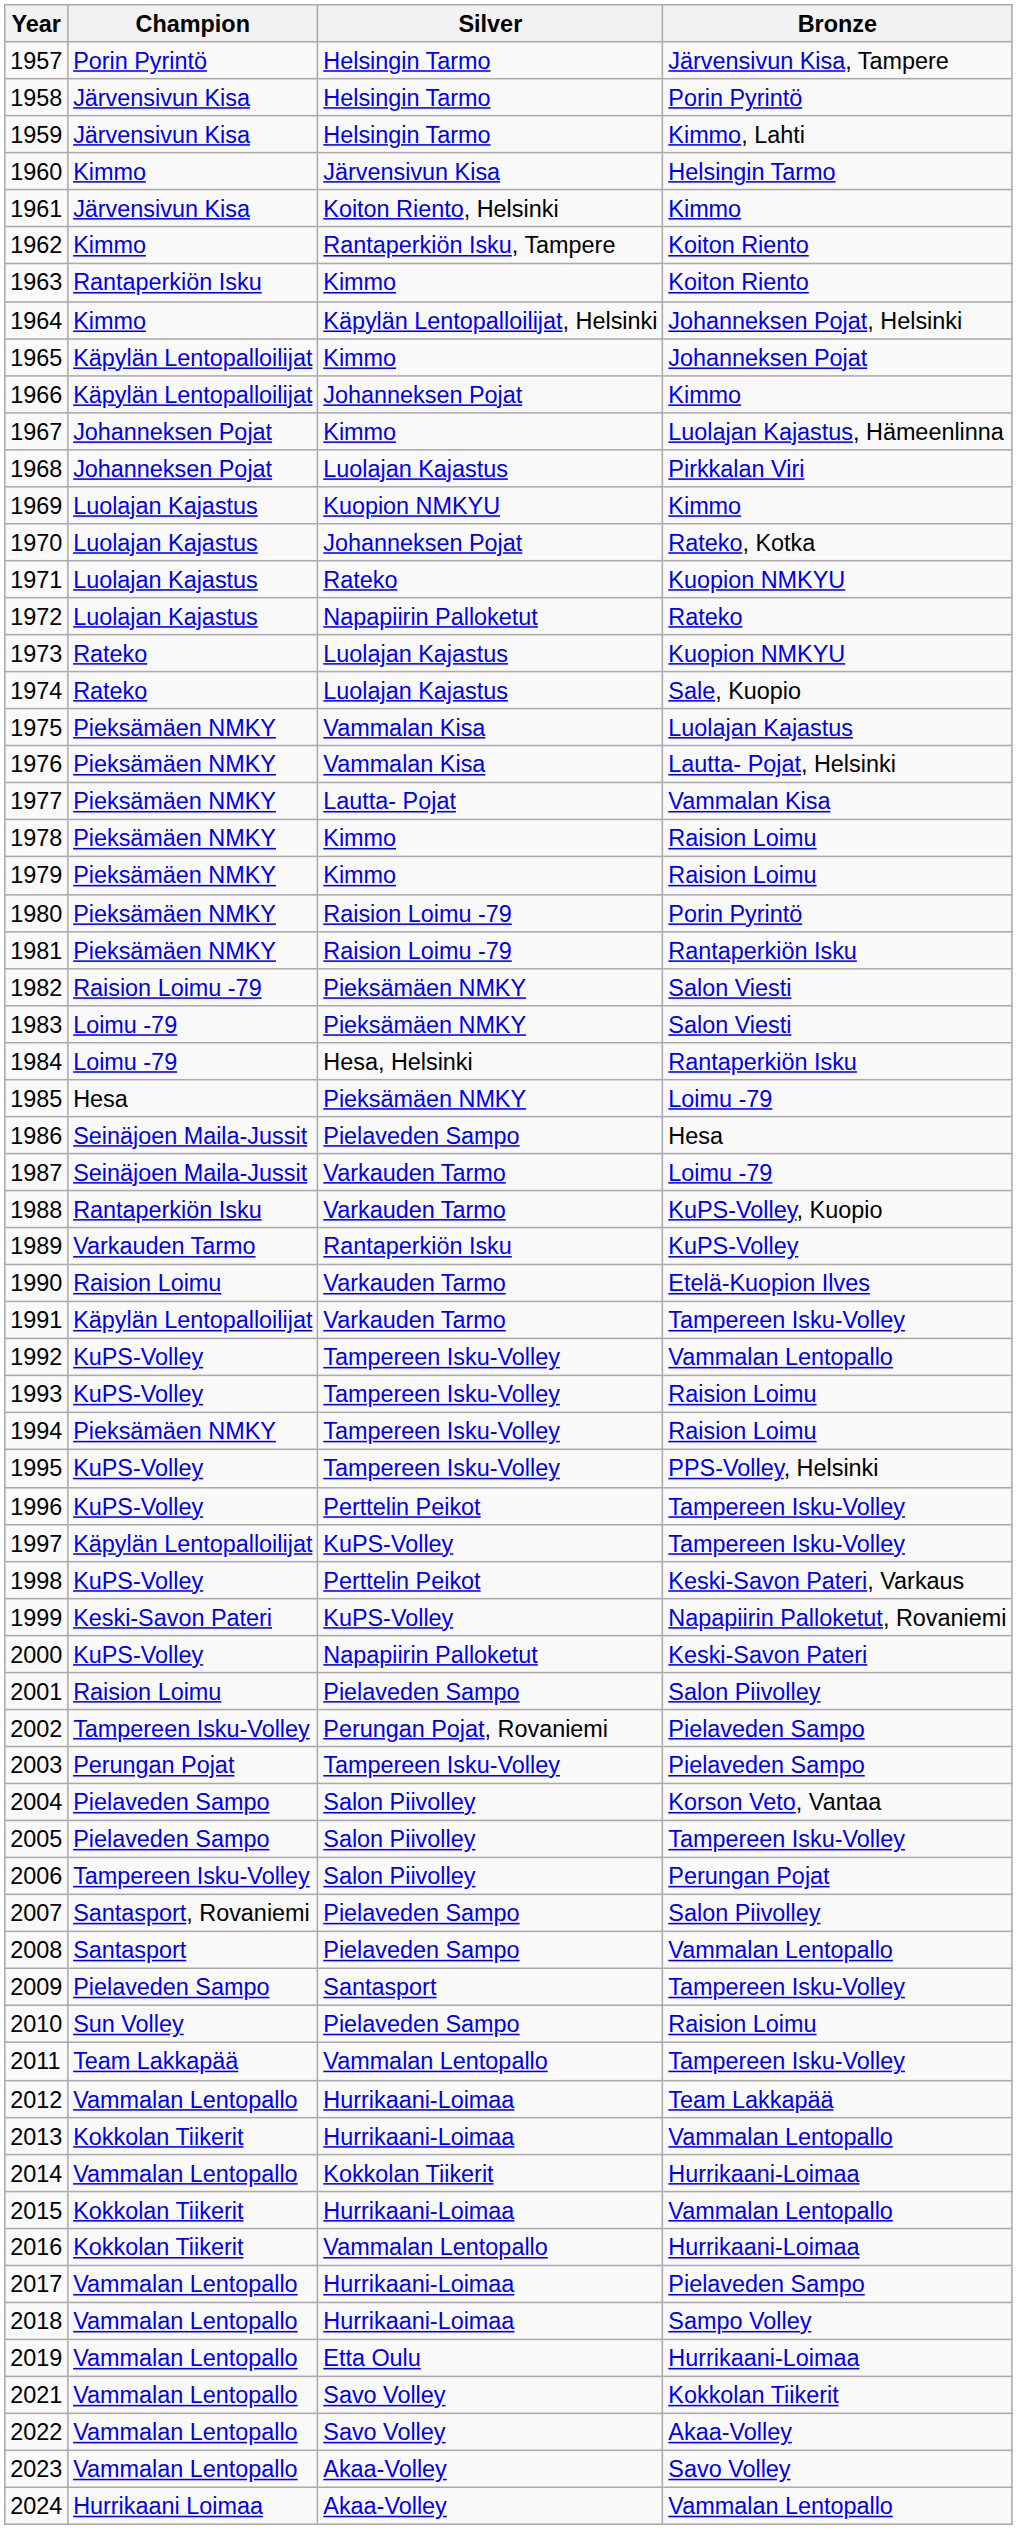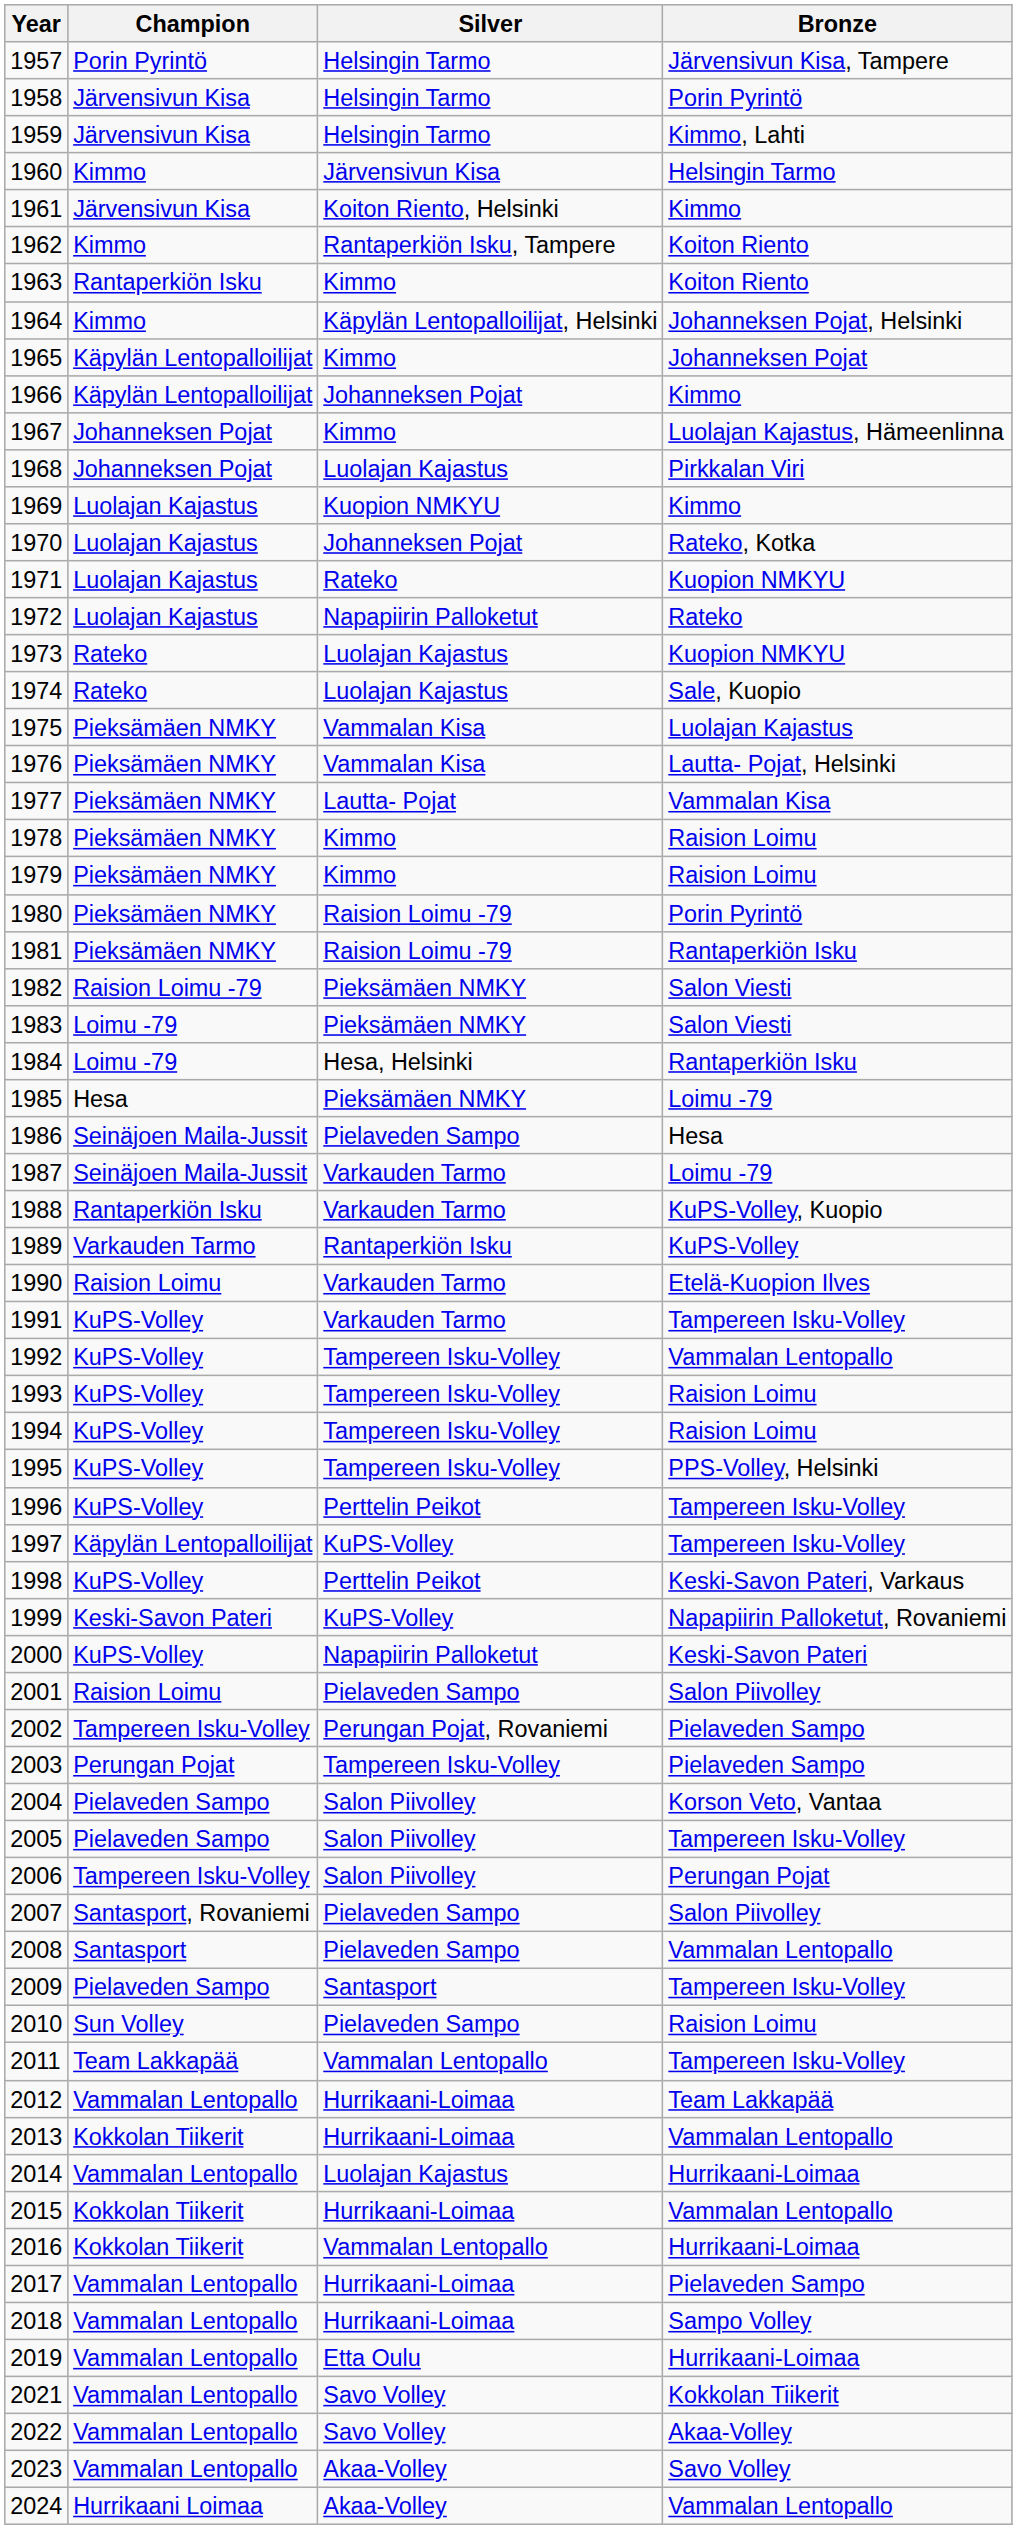(193, 1320) Käpylän Lentopalloilijat -> (138, 1320) KuPS-Volley
(175, 1432) Pieksämäen NMKY -> (138, 1432) KuPS-Volley
(408, 2173) Kokkolan Tiikerit -> (416, 2173) Luolajan Kajastus
